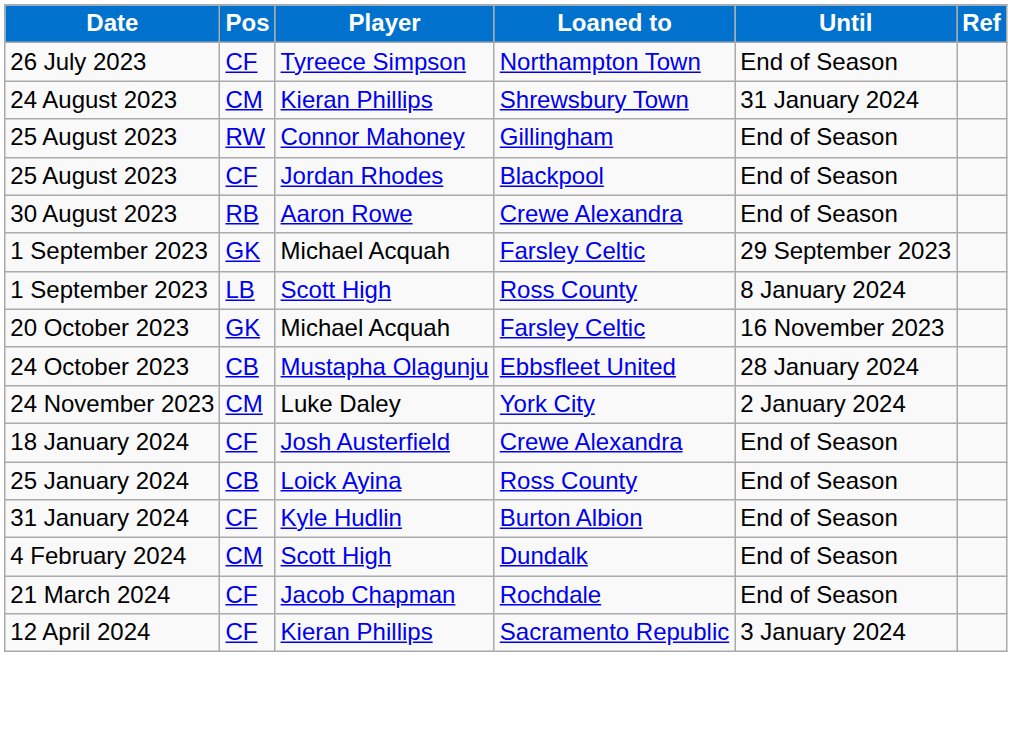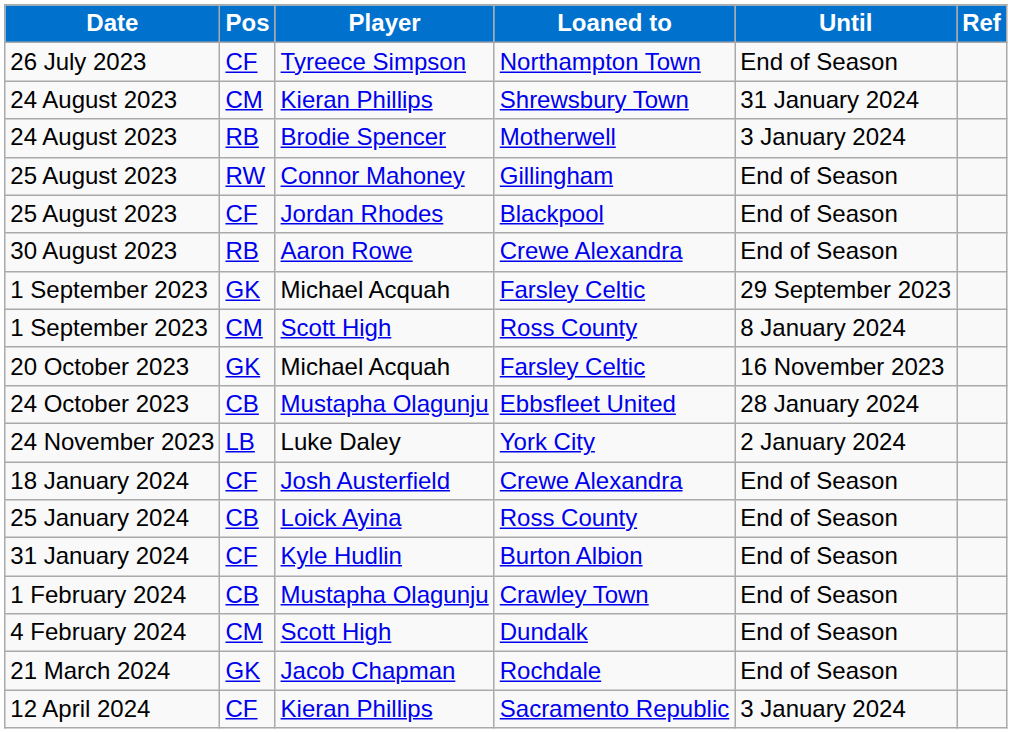+ row: (94, 137)
(240, 289) LB -> (244, 328) CM
(244, 404) CM -> (240, 442) LB
+ row: (98, 594)
(241, 594) CF -> (243, 670) GK
